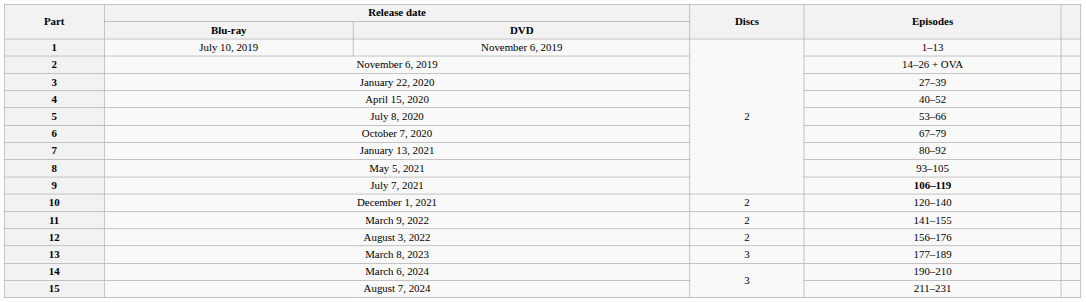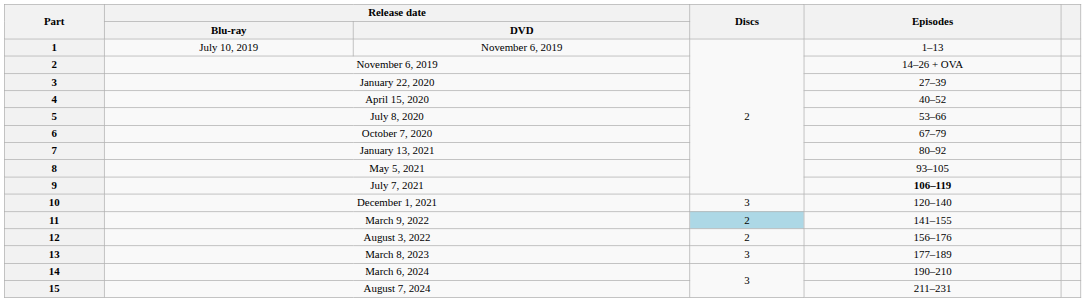(747, 202) 2 -> (747, 202) 3
(747, 220) no background -> (747, 220) lightblue background
